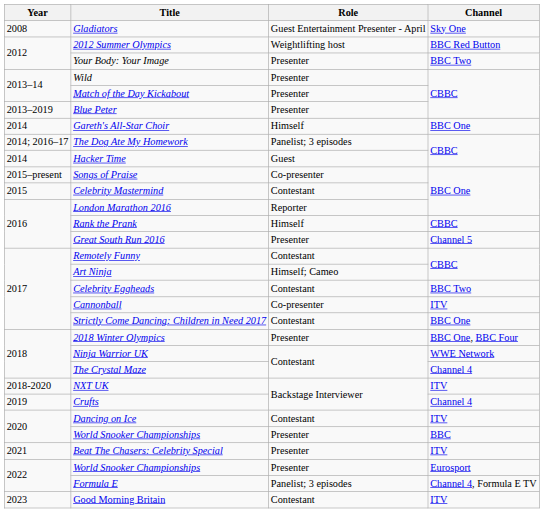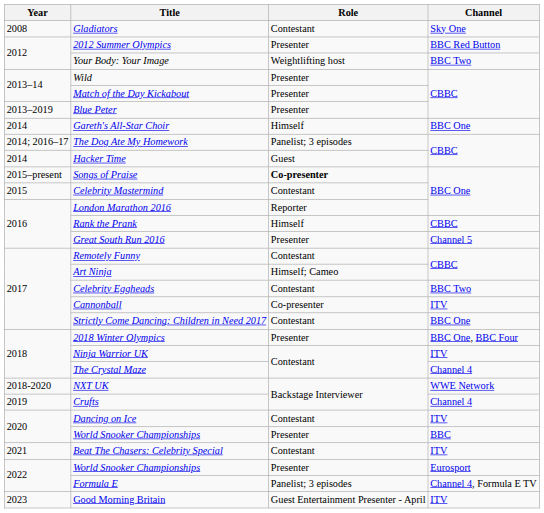(348, 28) Guest Entertainment Presenter - April -> (293, 28) Contestant
(308, 45) Weightlifting host -> (290, 45) Presenter
(290, 61) Presenter -> (308, 61) Weightlifting host
(297, 175) normal -> (299, 175) bold
(462, 353) WWE Network -> (439, 353) ITV
(439, 386) ITV -> (462, 386) WWE Network
(290, 451) Presenter -> (293, 451) Contestant
(293, 499) Contestant -> (348, 499) Guest Entertainment Presenter - April
